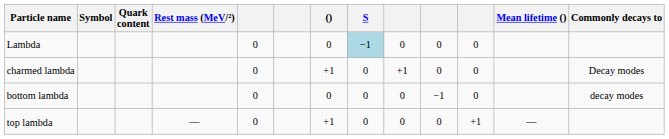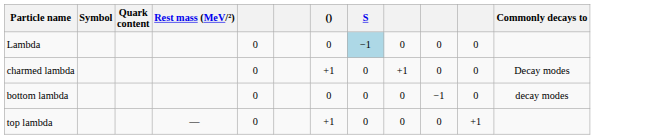- column: (531, 18)
